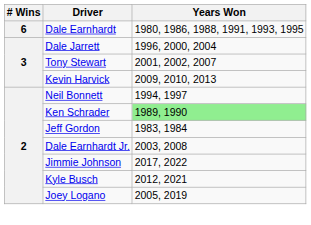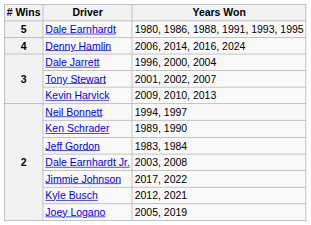(24, 29) 6 -> (24, 29) 5
+ row: (78, 46)
(161, 112) lightgreen background -> (161, 129) no background
